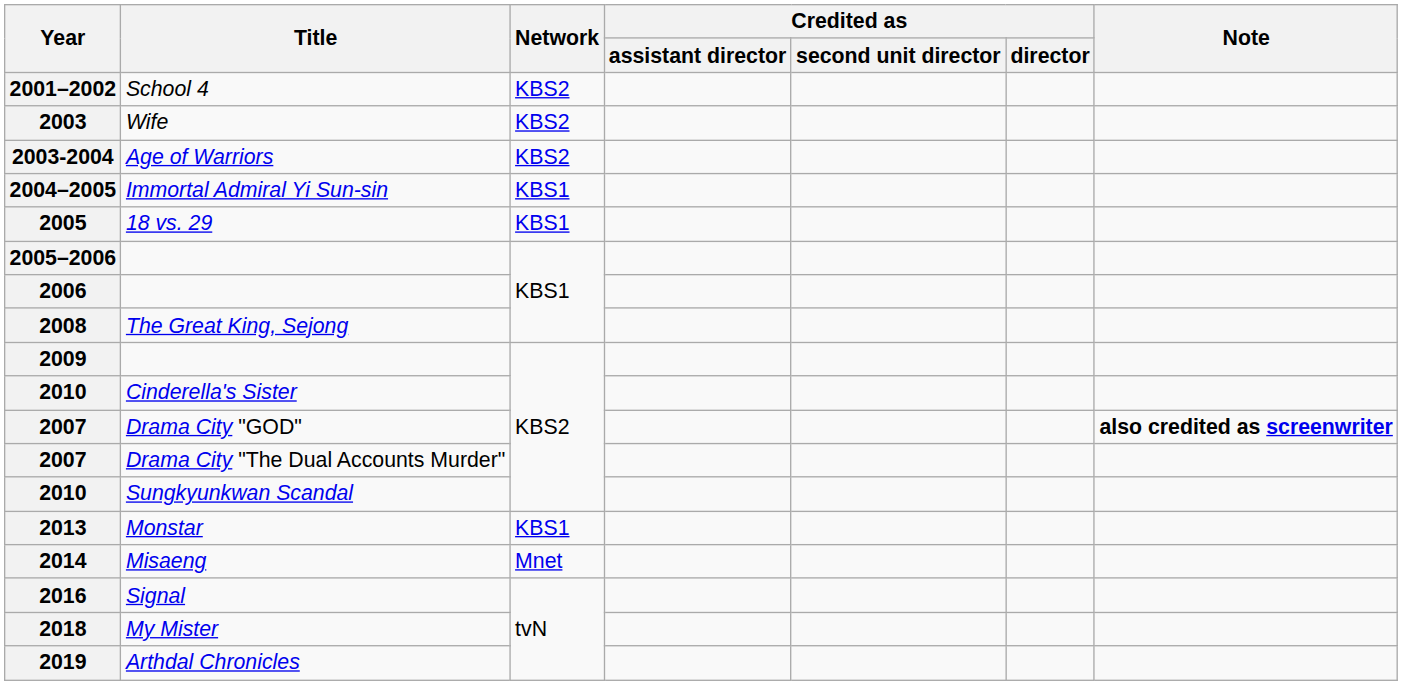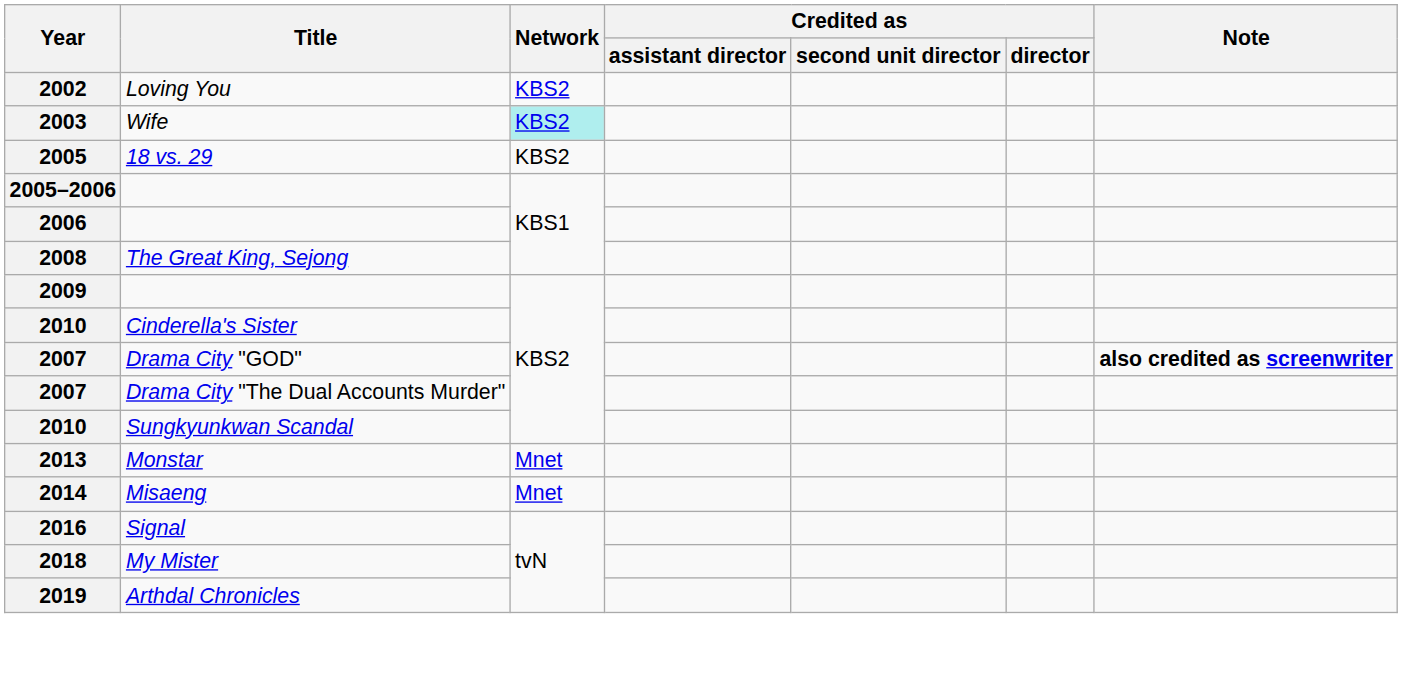- row: (63, 88)
+ row: (63, 88)
(542, 122) no background -> (542, 122) paleturquoise background
- row: (63, 156)
- row: (63, 190)
(542, 223) KBS1 -> (542, 156) KBS2
(542, 527) KBS1 -> (539, 460) Mnet
